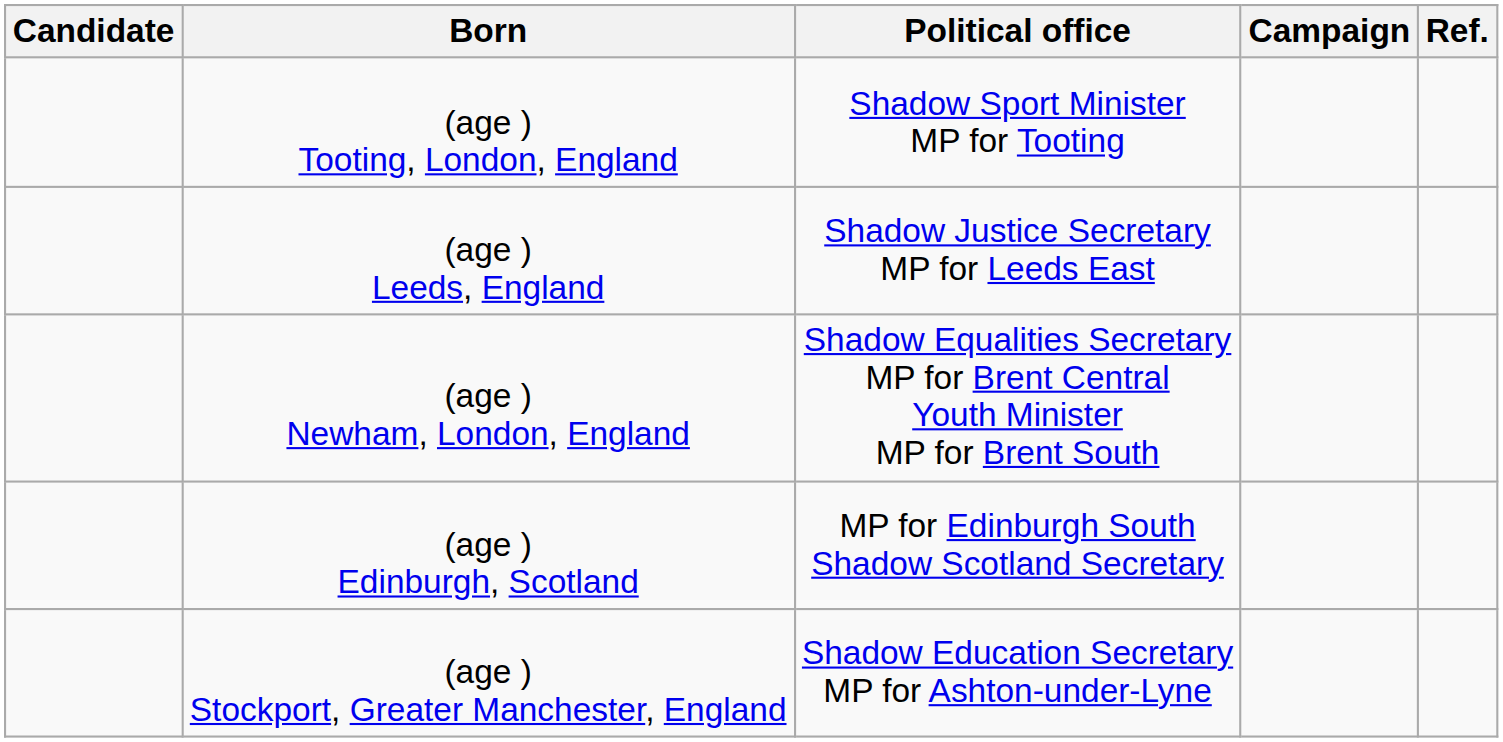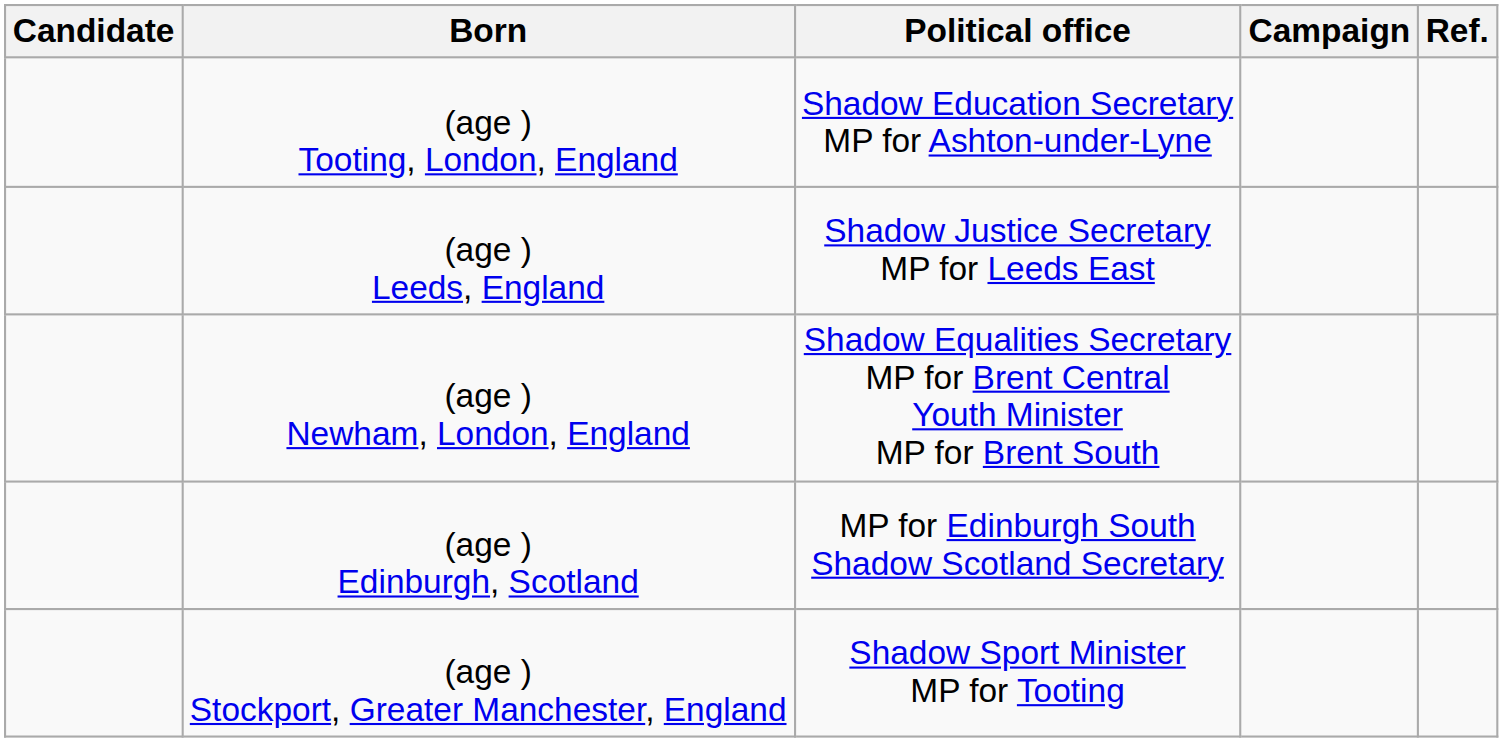(1018, 121) Shadow Sport Minister MP for Tooting -> (1018, 121) Shadow Education Secretary MP for Ashton-under-Lyne
(1018, 672) Shadow Education Secretary MP for Ashton-under-Lyne -> (1018, 672) Shadow Sport Minister MP for Tooting
